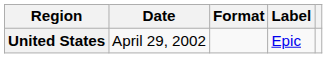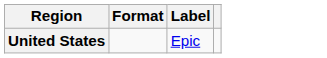- column: (159, 16)
